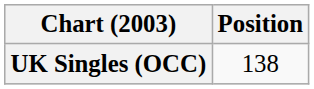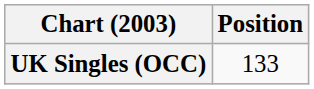(260, 63) 138 -> (260, 63) 133
